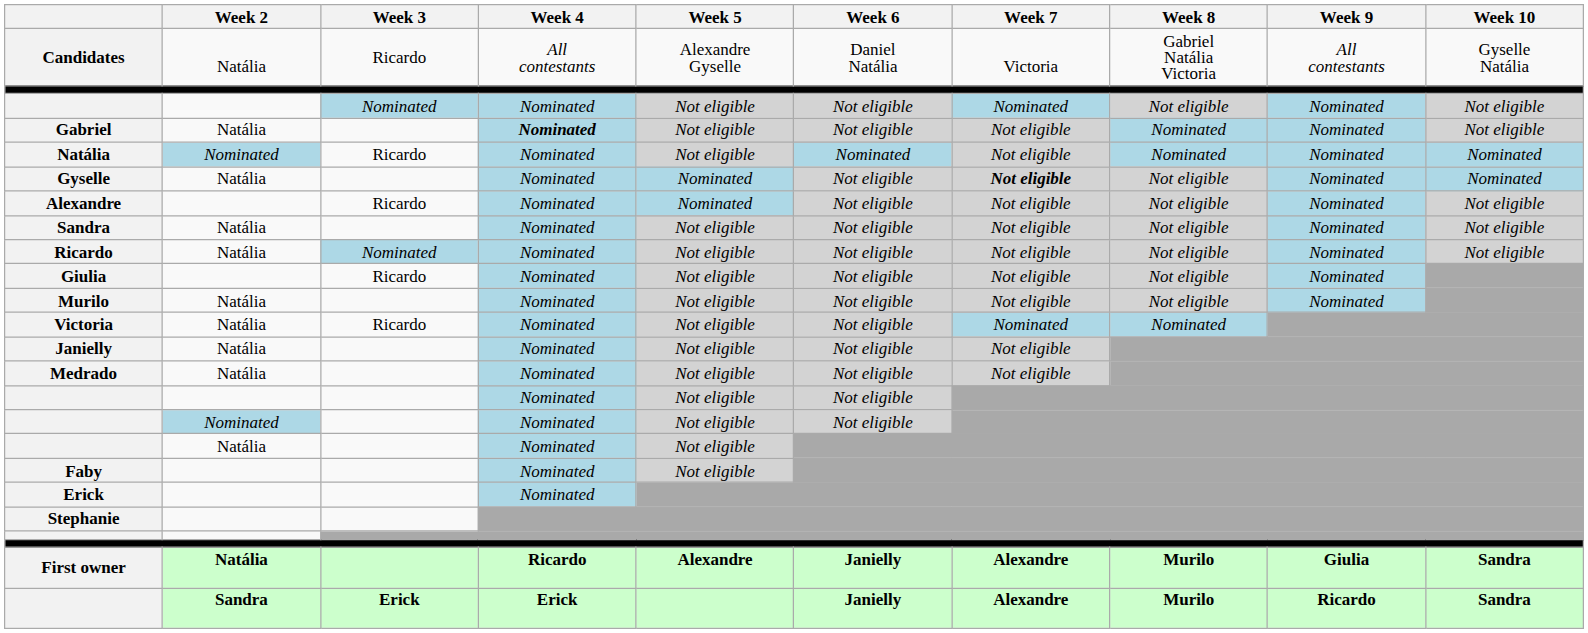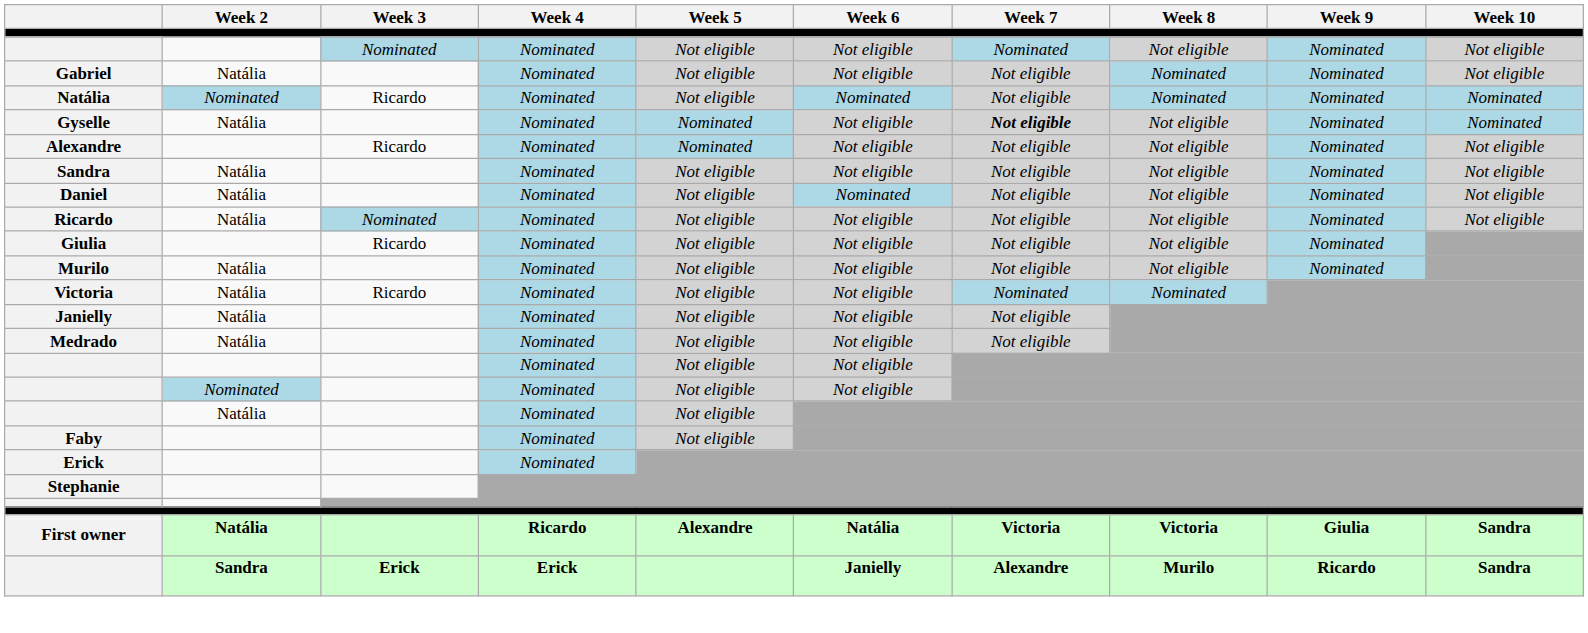- row: (84, 57)
(557, 130) bold -> (557, 73) normal
+ row: (84, 194)
(873, 559) Janielly -> (873, 526) Natália
(1031, 559) Alexandre -> (1031, 526) Victoria
(1189, 559) Murilo -> (1189, 526) Victoria
